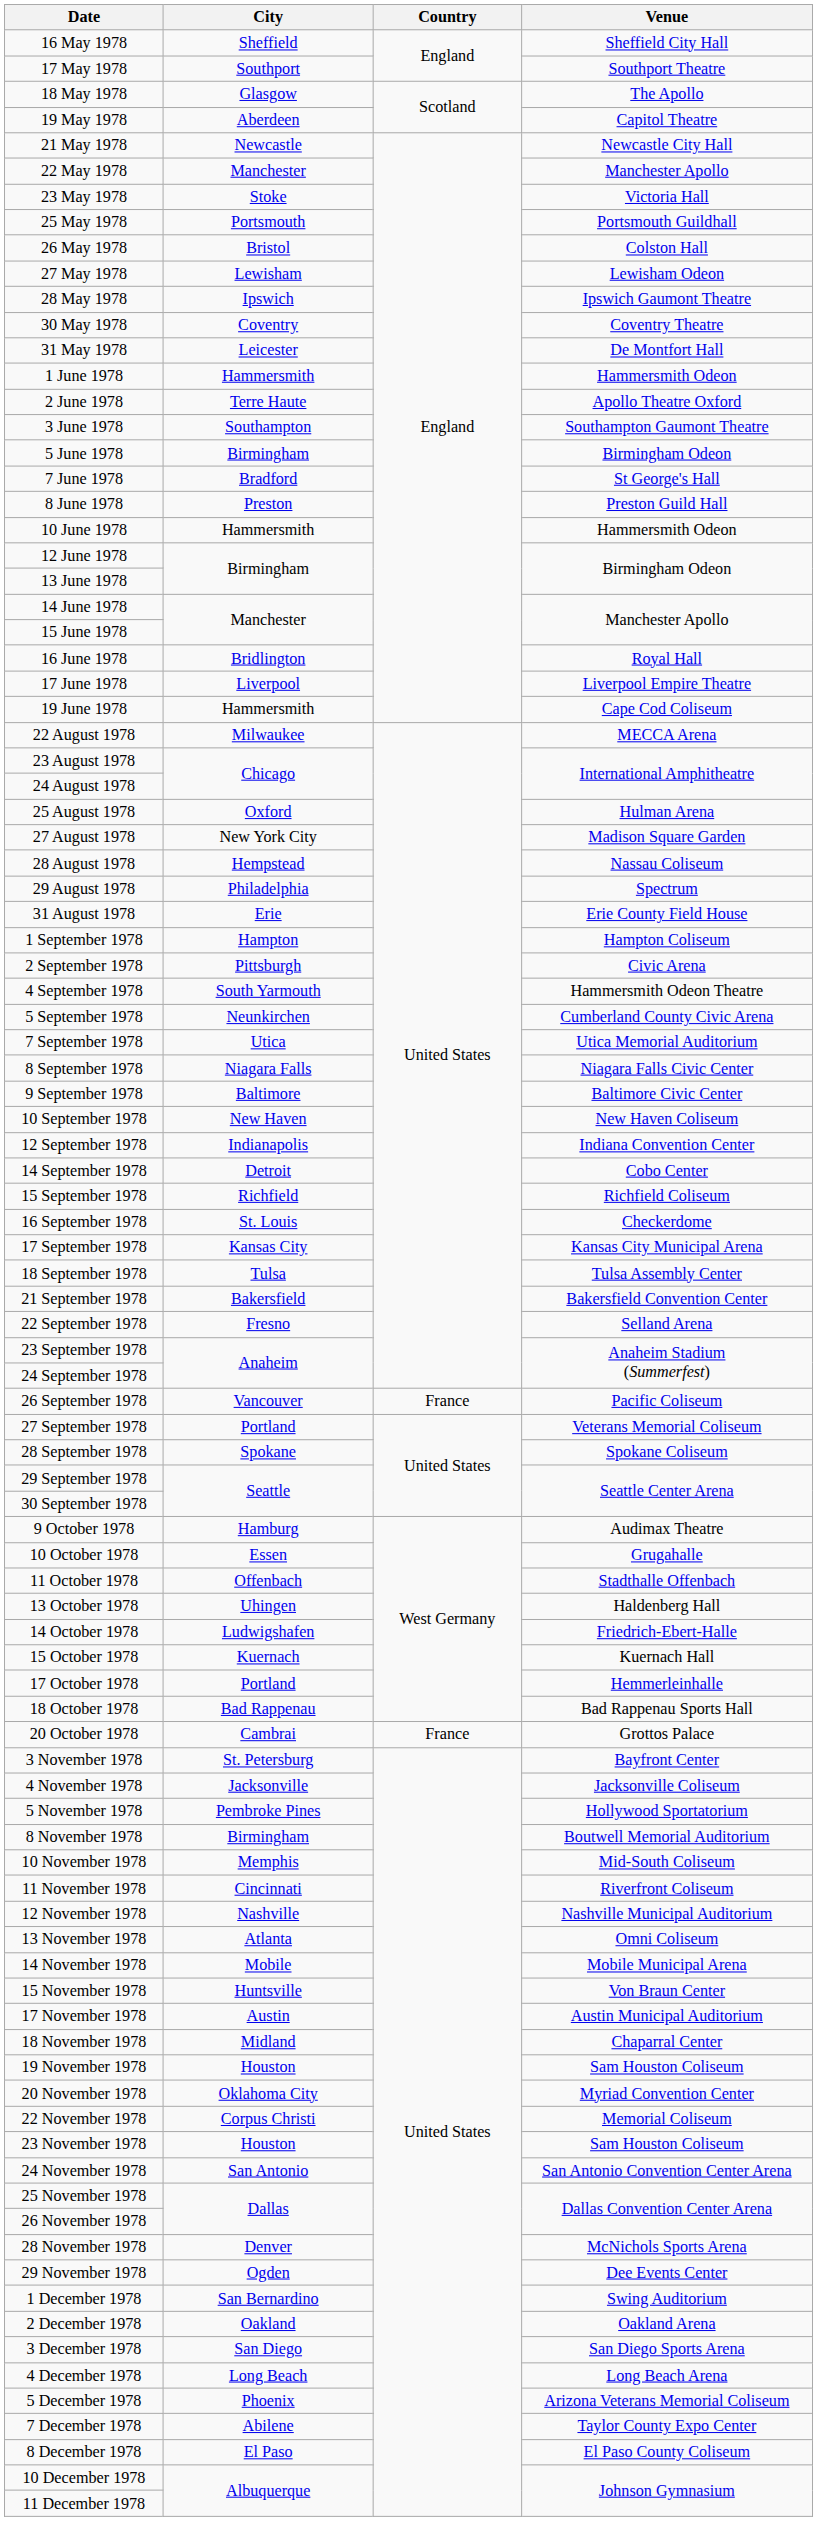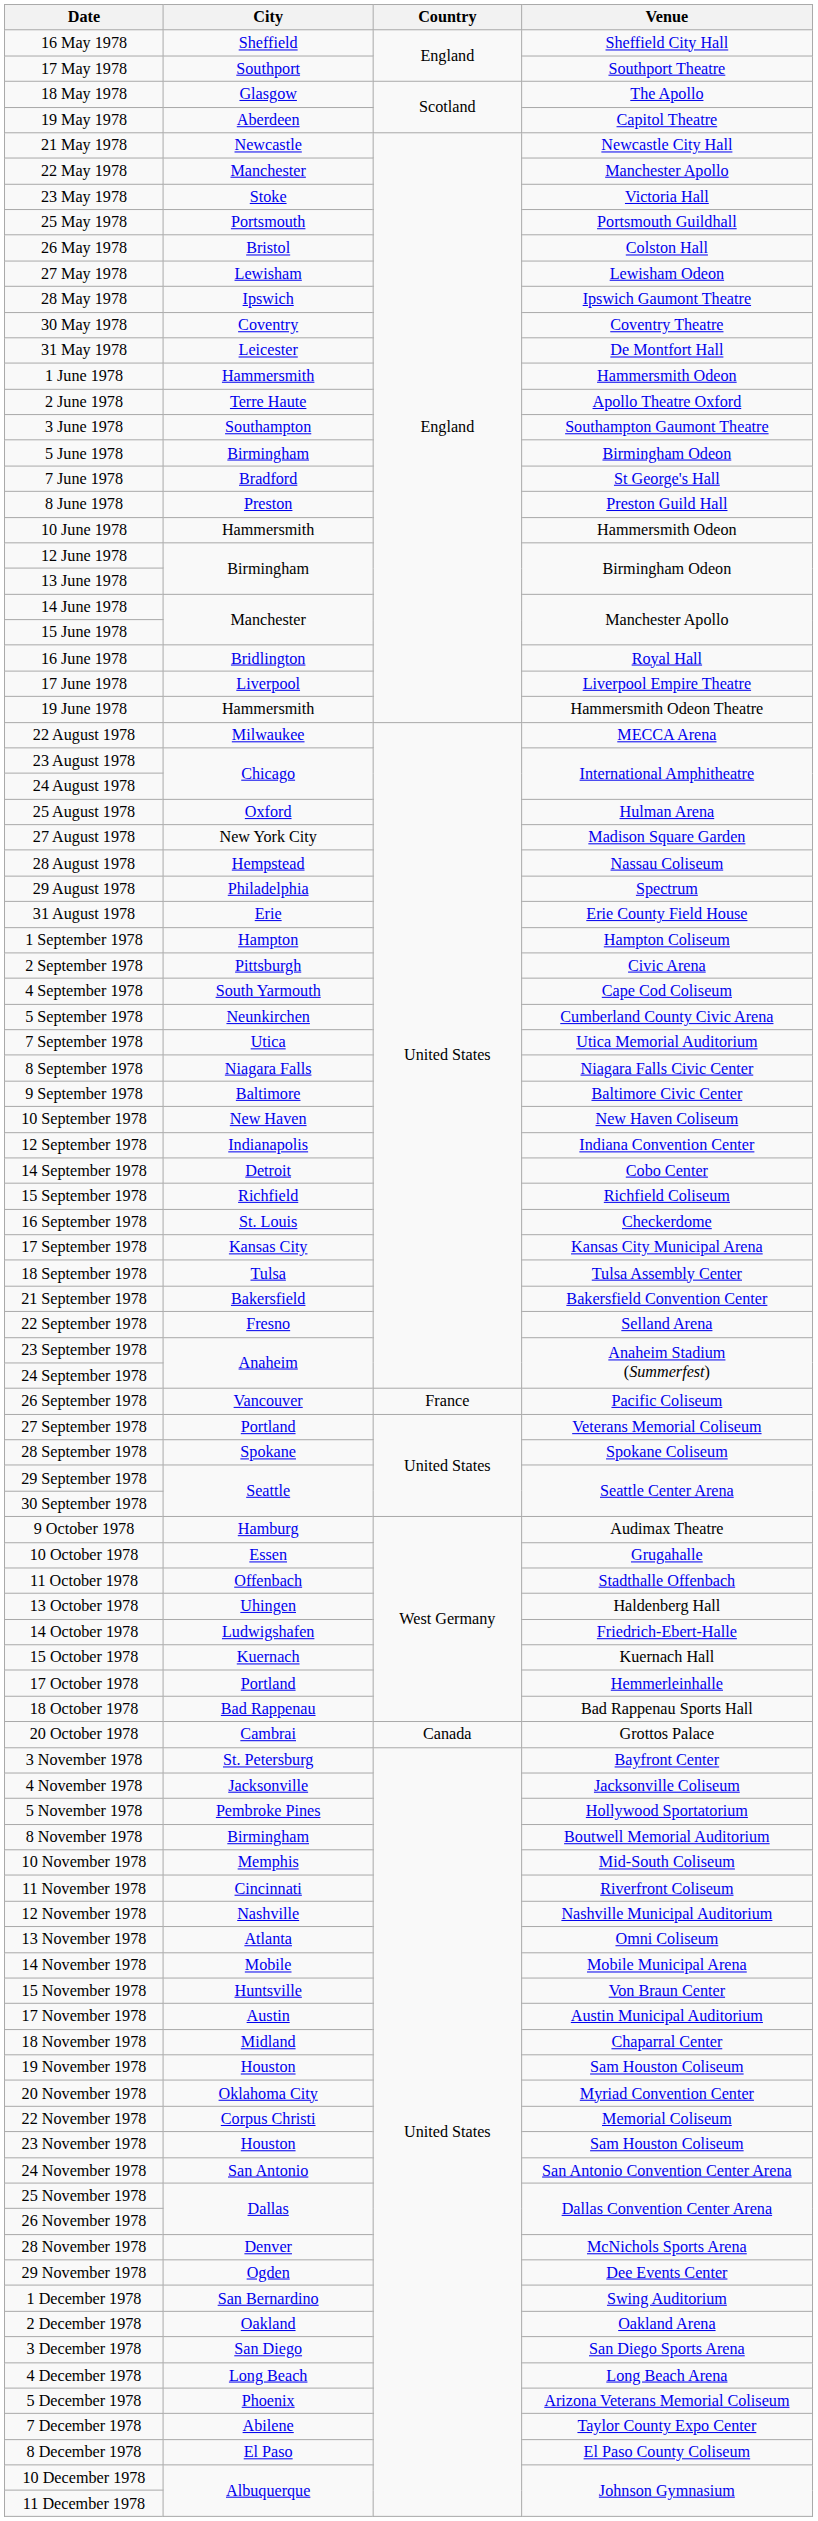(667, 709) Cape Cod Coliseum -> (667, 709) Hammersmith Odeon Theatre
(667, 991) Hammersmith Odeon Theatre -> (667, 991) Cape Cod Coliseum
(447, 1734) France -> (447, 1734) Canada
